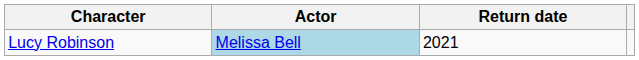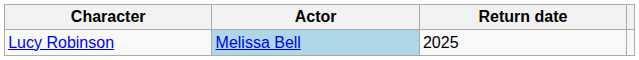(441, 42) 2021 -> (441, 42) 2025
